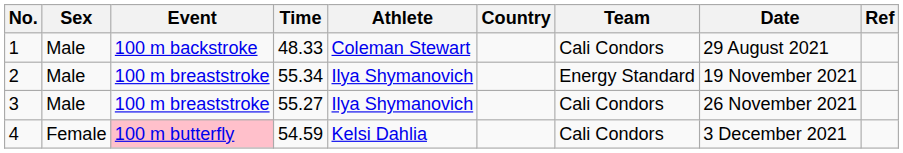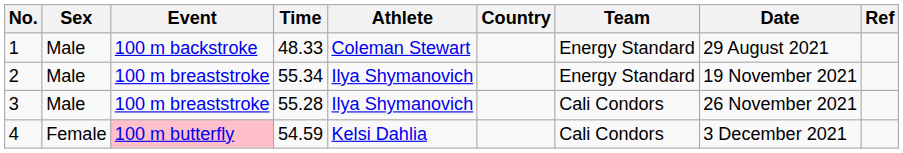(611, 47) Cali Condors -> (627, 47) Energy Standard
(301, 104) 55.27 -> (301, 104) 55.28
